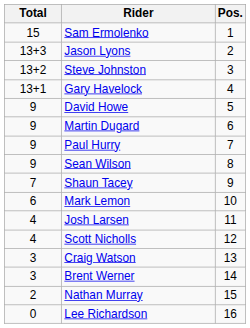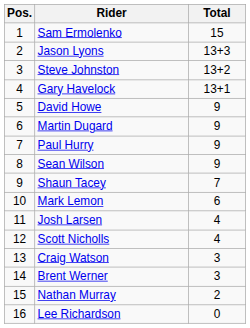columns swapped: (230, 13) <-> (33, 13)
